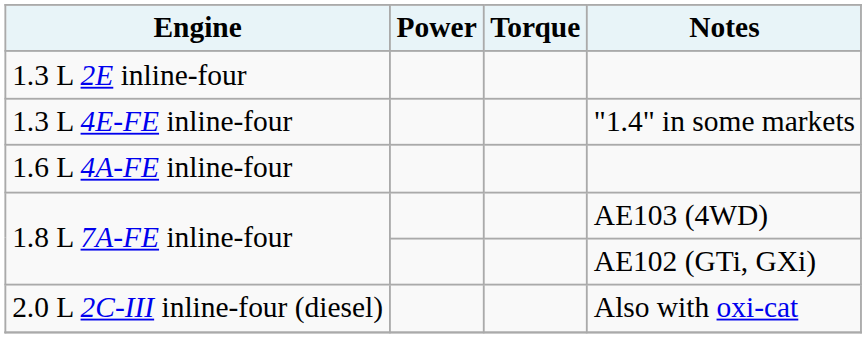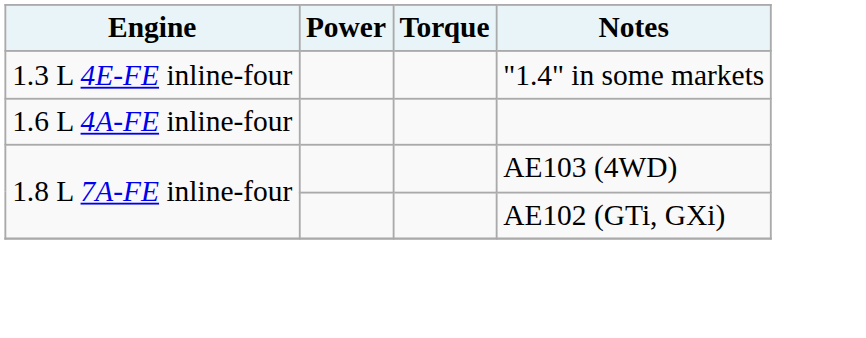- row: (129, 74)
- row: (198, 307)
